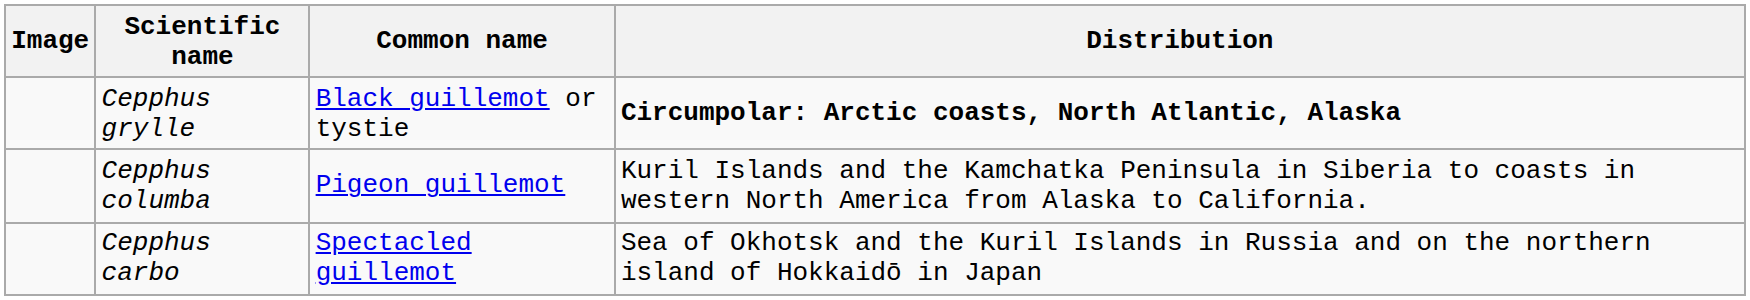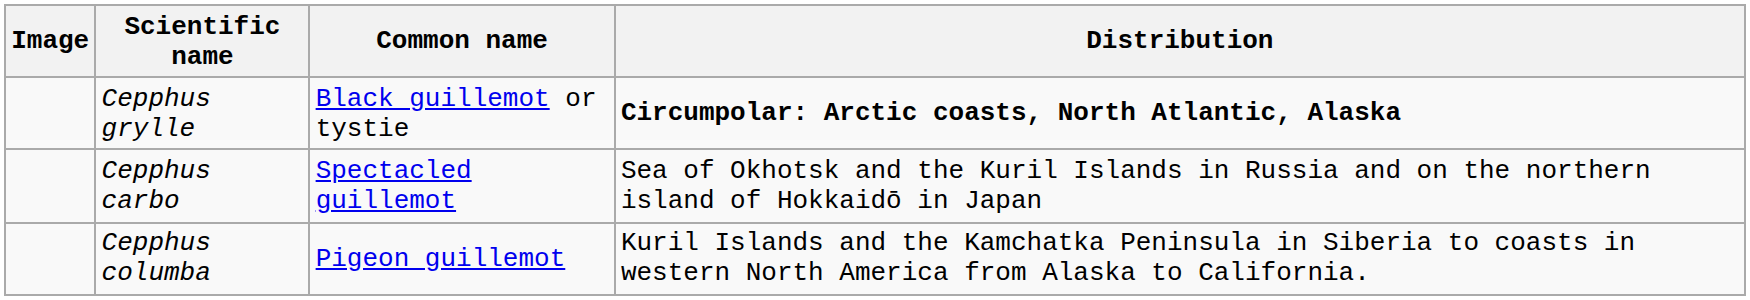rows swapped: (156, 186) <-> (156, 258)
